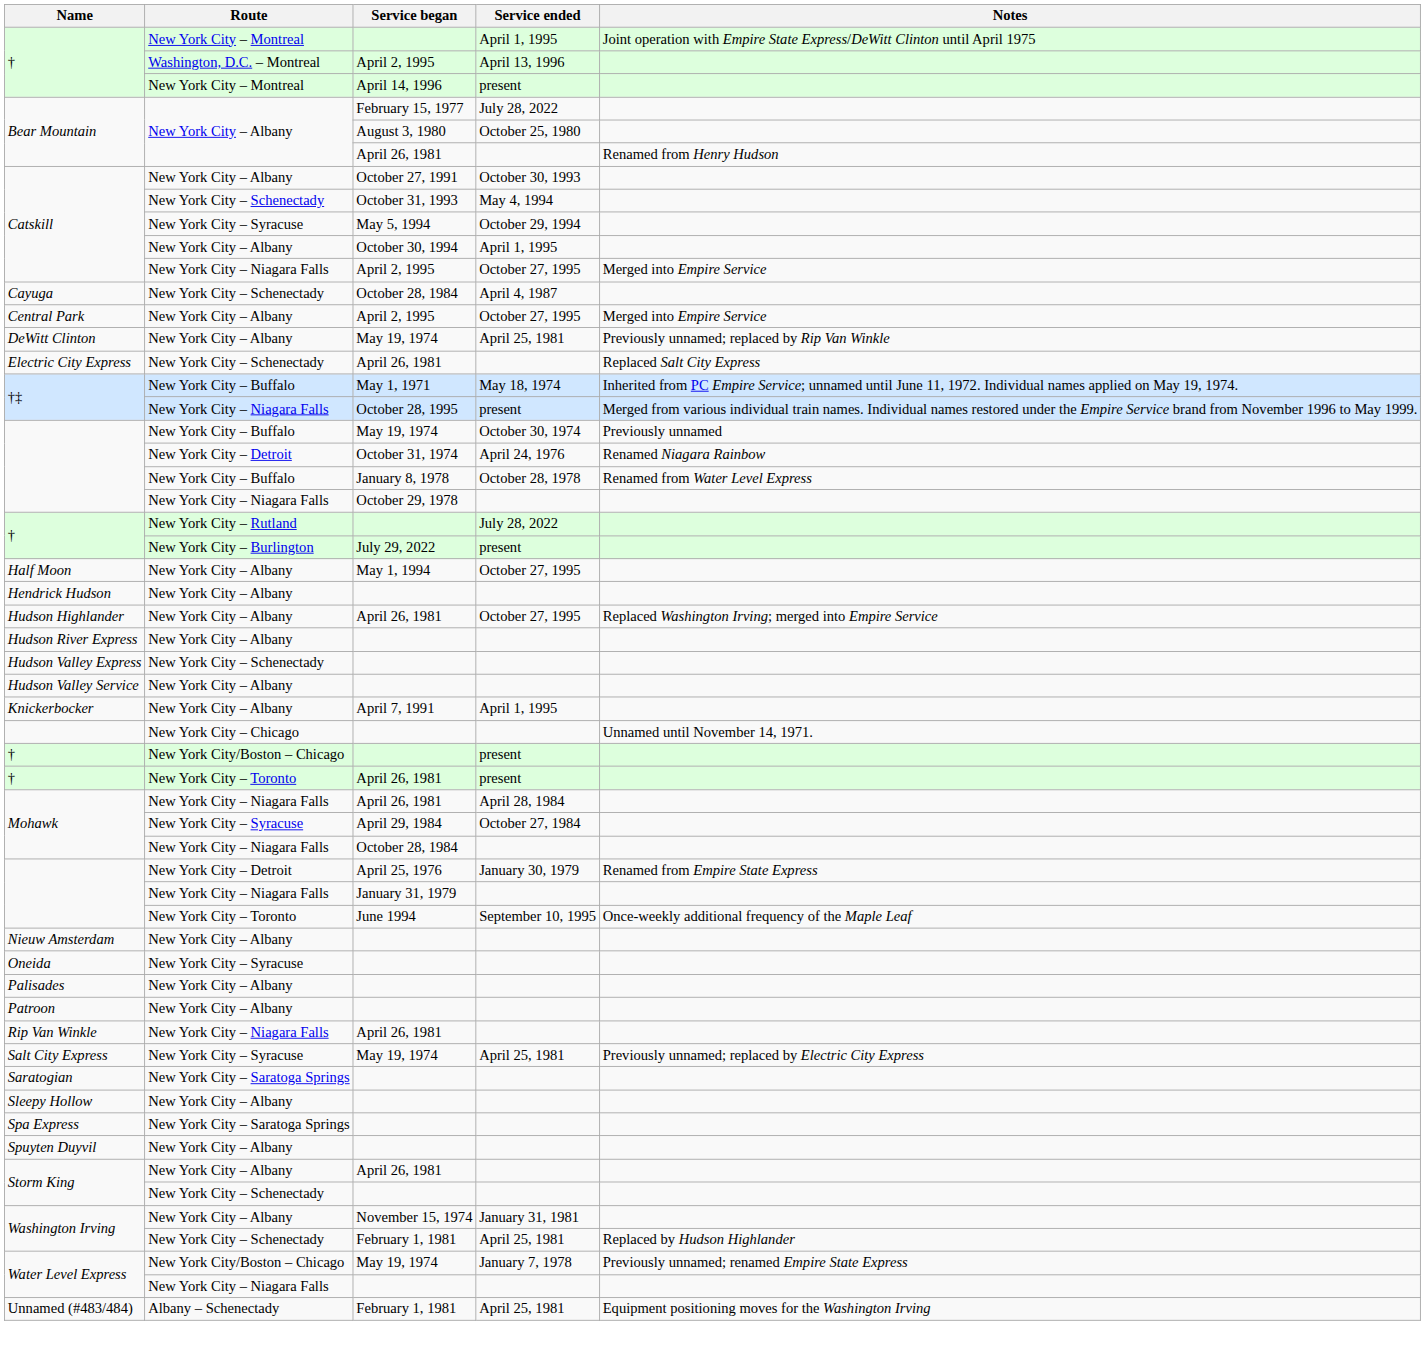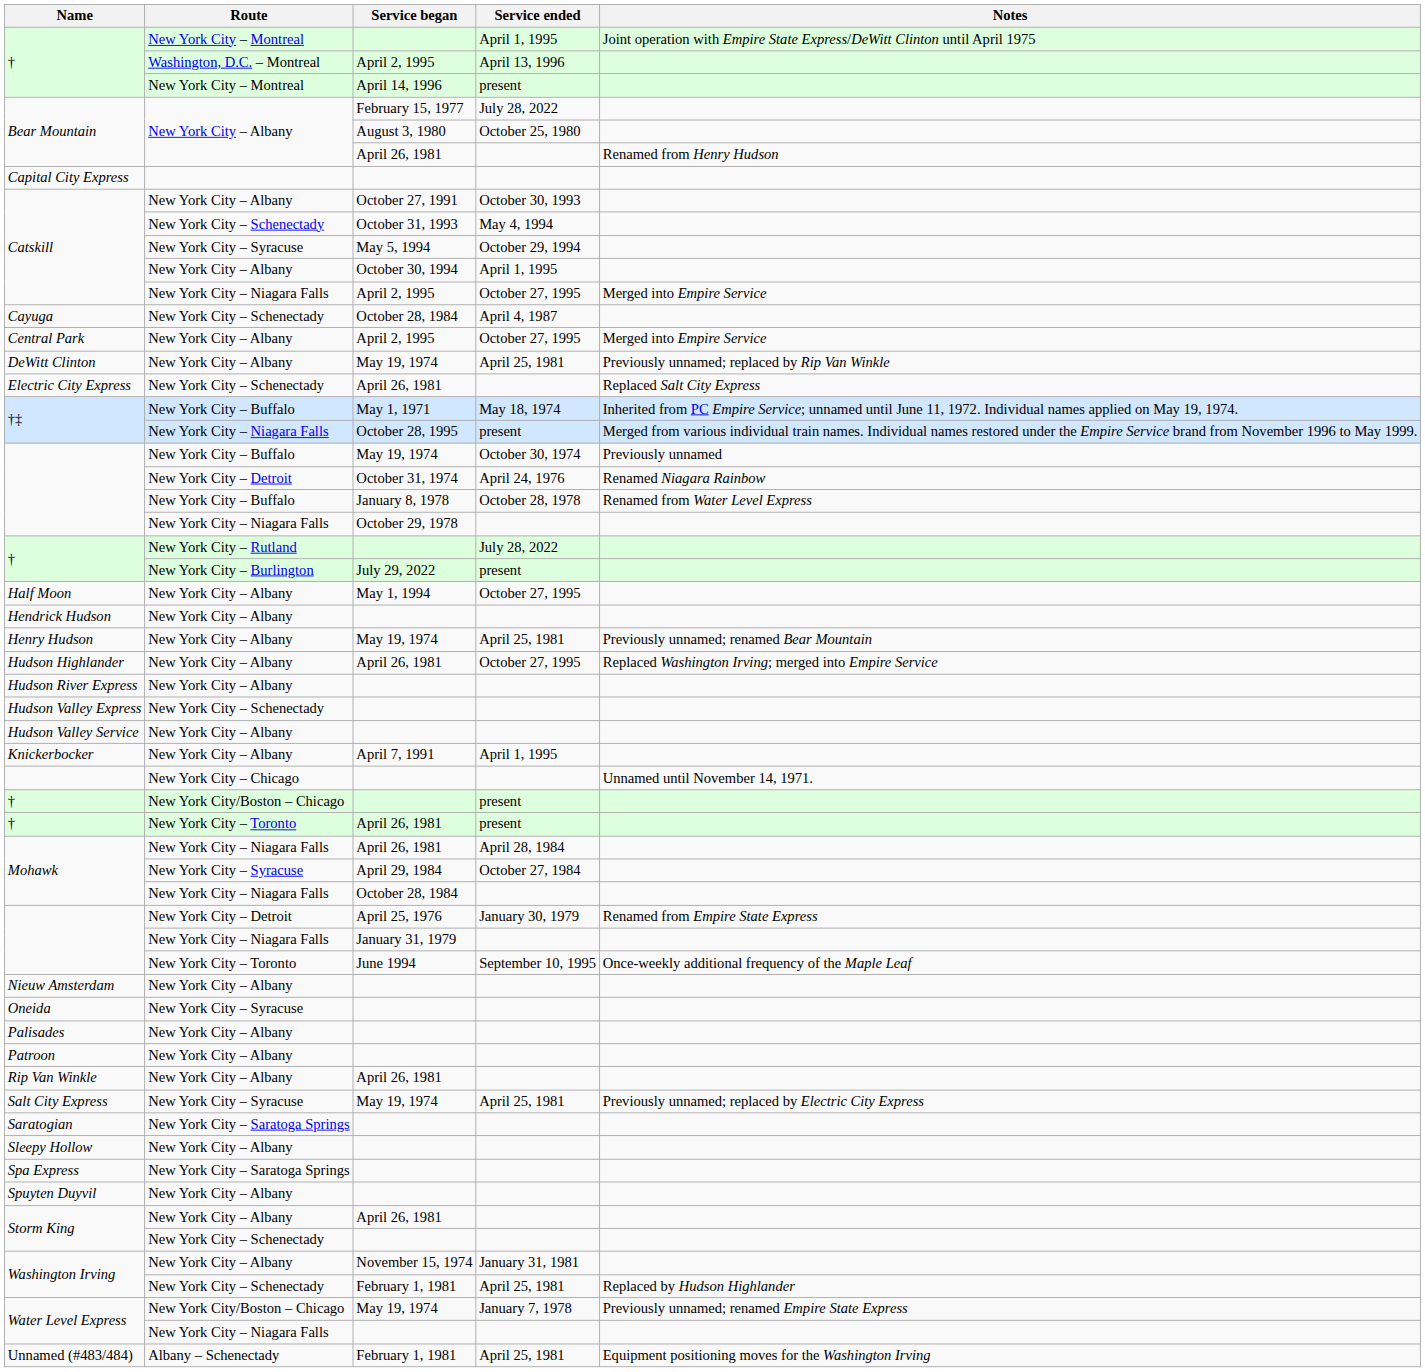+ row: (68, 177)
+ row: (50, 639)
(238, 1032) New York City – Niagara Falls -> (220, 1078) New York City – Albany
